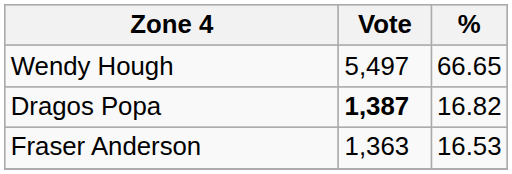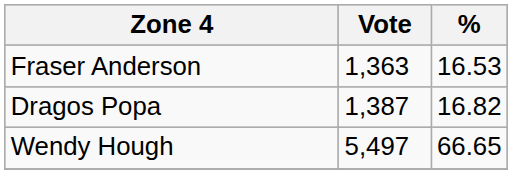rows swapped: (92, 65) <-> (106, 147)
(377, 106) bold -> (377, 106) normal
